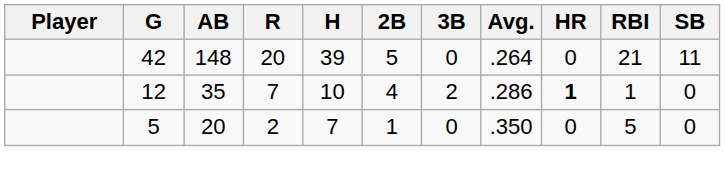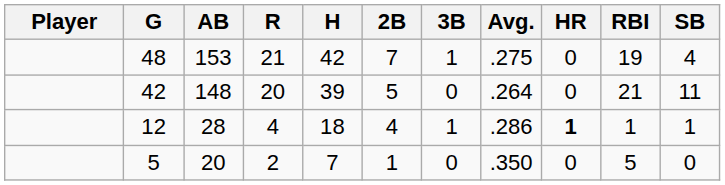+ row: (154, 57)
(213, 92) 35 -> (213, 127) 28
(273, 92) 7 -> (273, 127) 4
(332, 92) 10 -> (332, 127) 18
(452, 92) 2 -> (452, 127) 1
(690, 92) 0 -> (690, 127) 1
